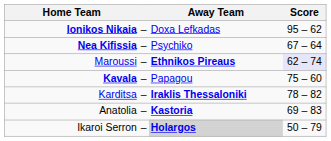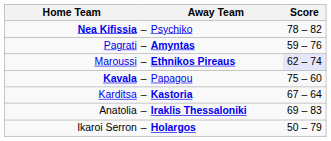- row: (102, 29)
(304, 45) 67 – 64 -> (304, 29) 78 – 82
+ row: (120, 45)
(199, 95) Iraklis Thessaloniki -> (172, 95) Kastoria
(304, 95) 78 – 82 -> (304, 95) 67 – 64
(172, 111) Kastoria -> (199, 111) Iraklis Thessaloniki
(173, 128) lightgrey background -> (173, 128) no background
